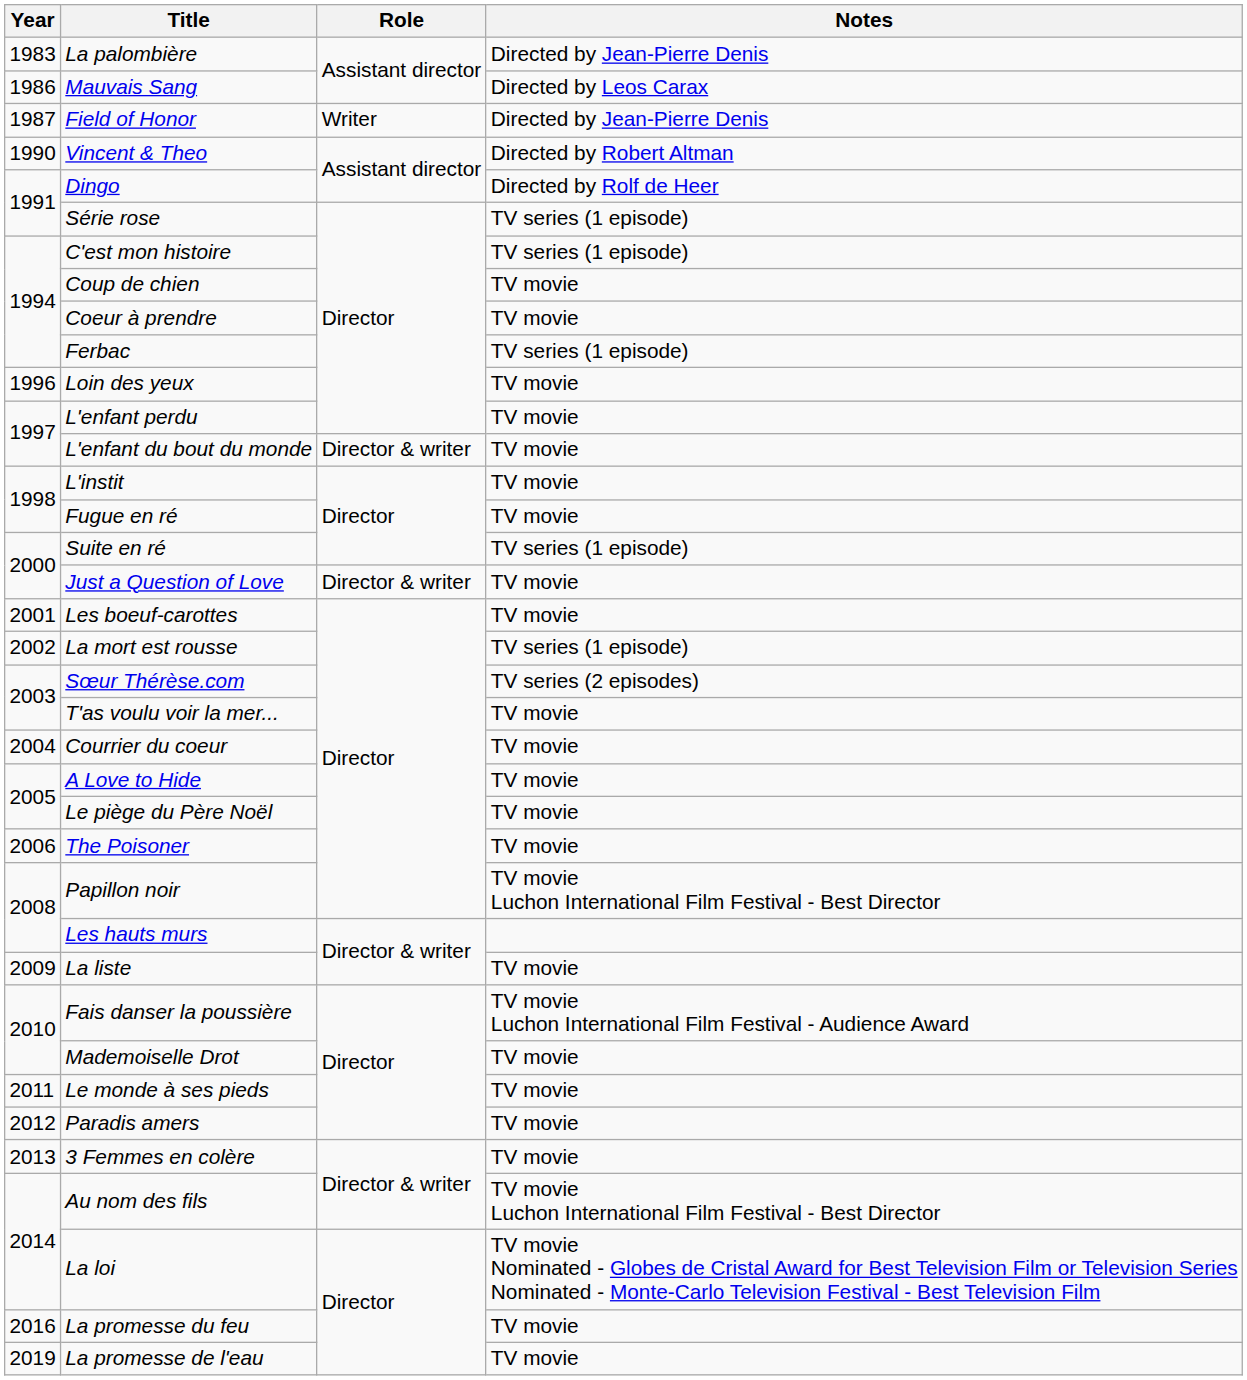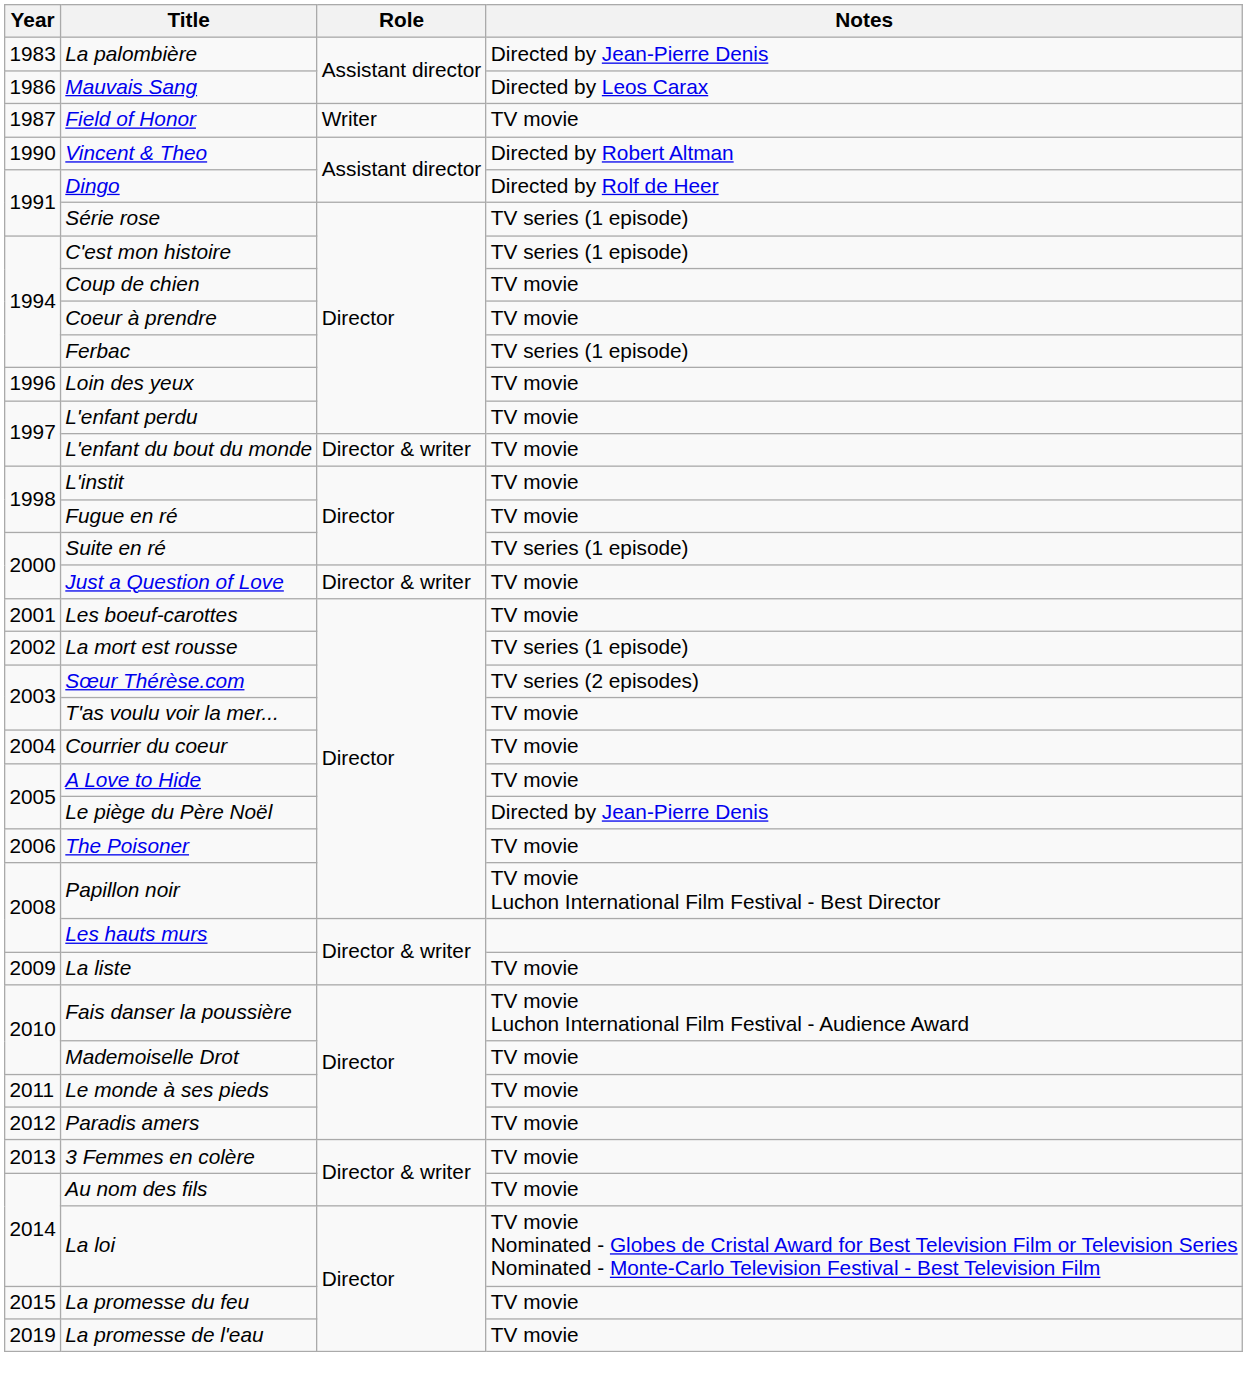(630, 119) Directed by Jean-Pierre Denis -> (535, 119) TV movie
(535, 812) TV movie -> (630, 812) Directed by Jean-Pierre Denis
(716, 1201) TV movie Luchon International Film Festival - Best Director -> (535, 1189) TV movie
(33, 1325) 2016 -> (33, 1302) 2015
